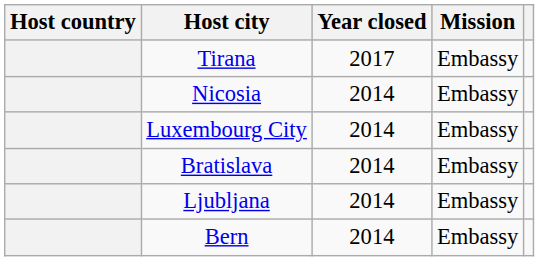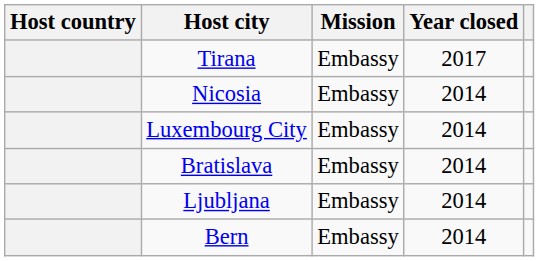columns swapped: (478, 22) <-> (372, 22)
